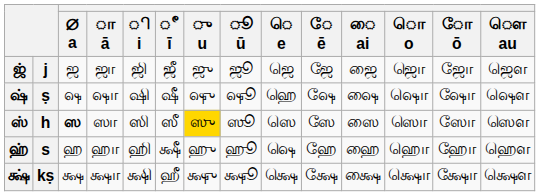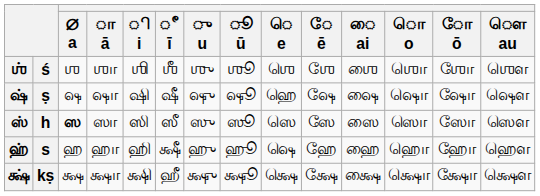+ row: (19, 68)
- row: (19, 68)
(202, 122) gold background -> (202, 122) no background
